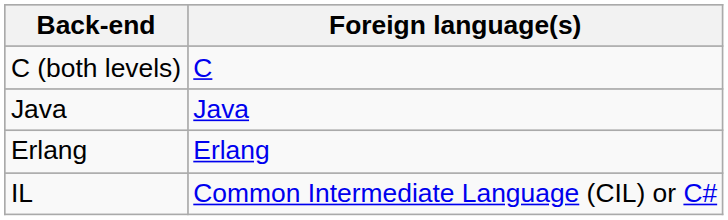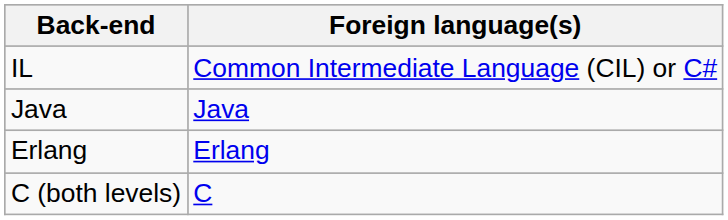rows swapped: (96, 67) <-> (22, 192)
